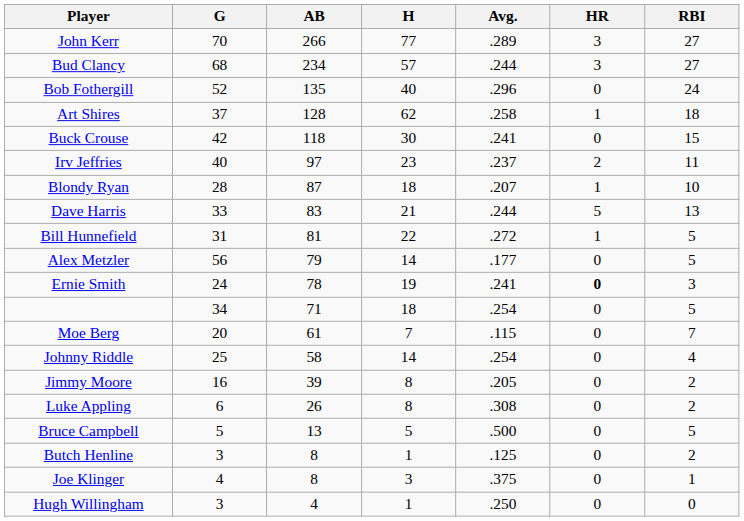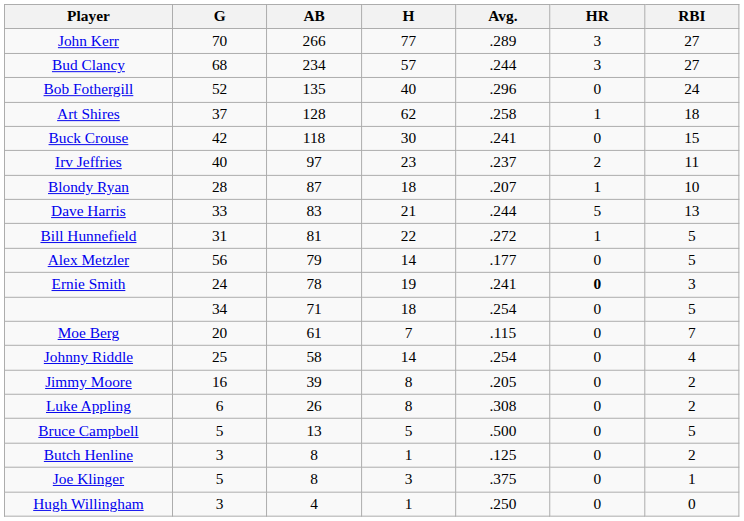(220, 479) 4 -> (220, 479) 5
